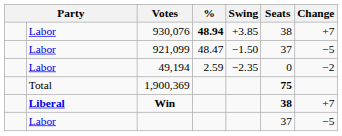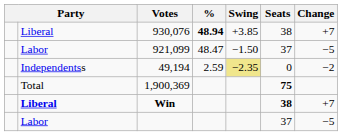(42, 31) Labor -> (37, 31) Liberal
(42, 67) Labor -> (53, 67) Independentss
(245, 67) no background -> (245, 67) khaki background
